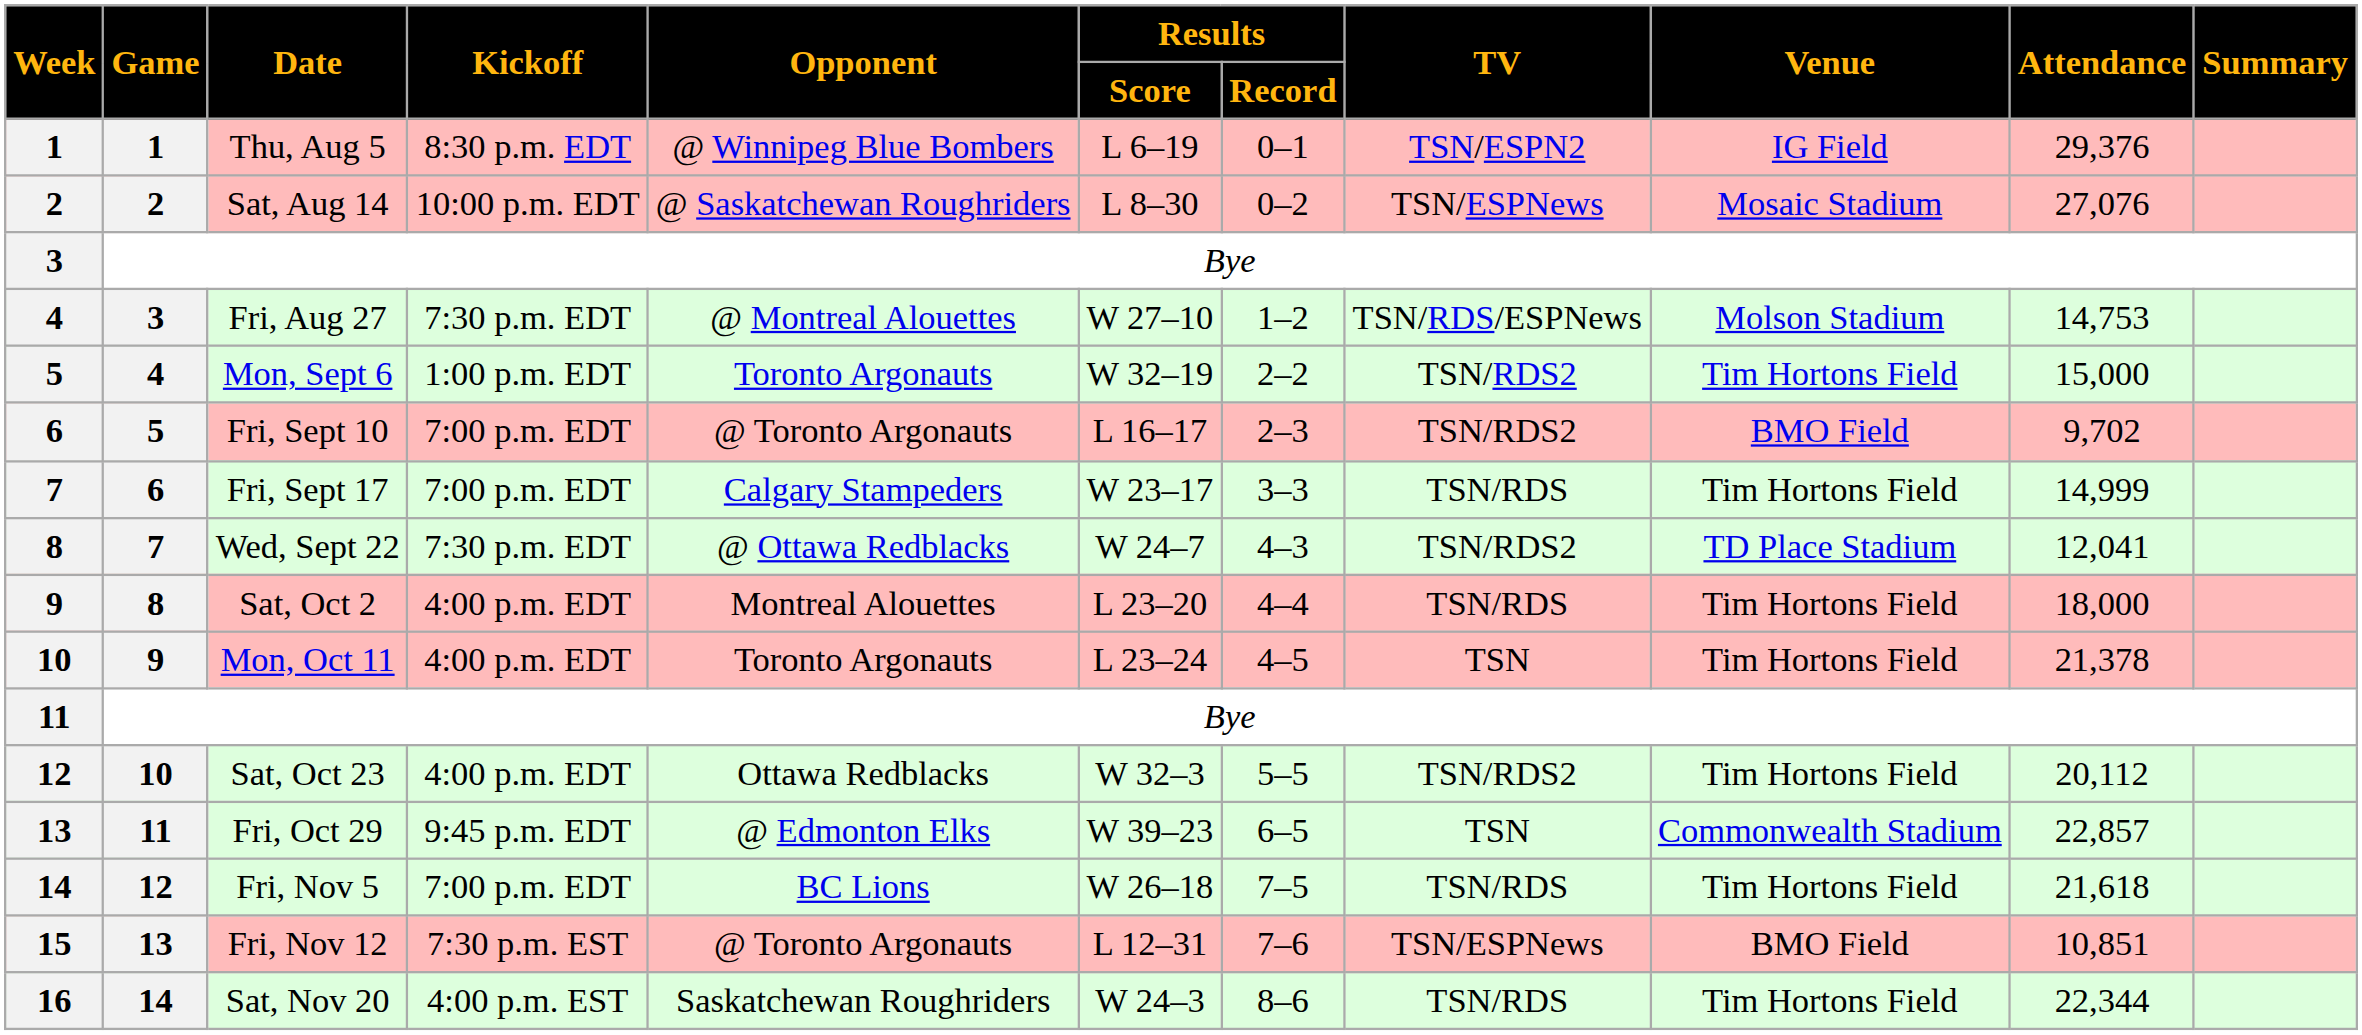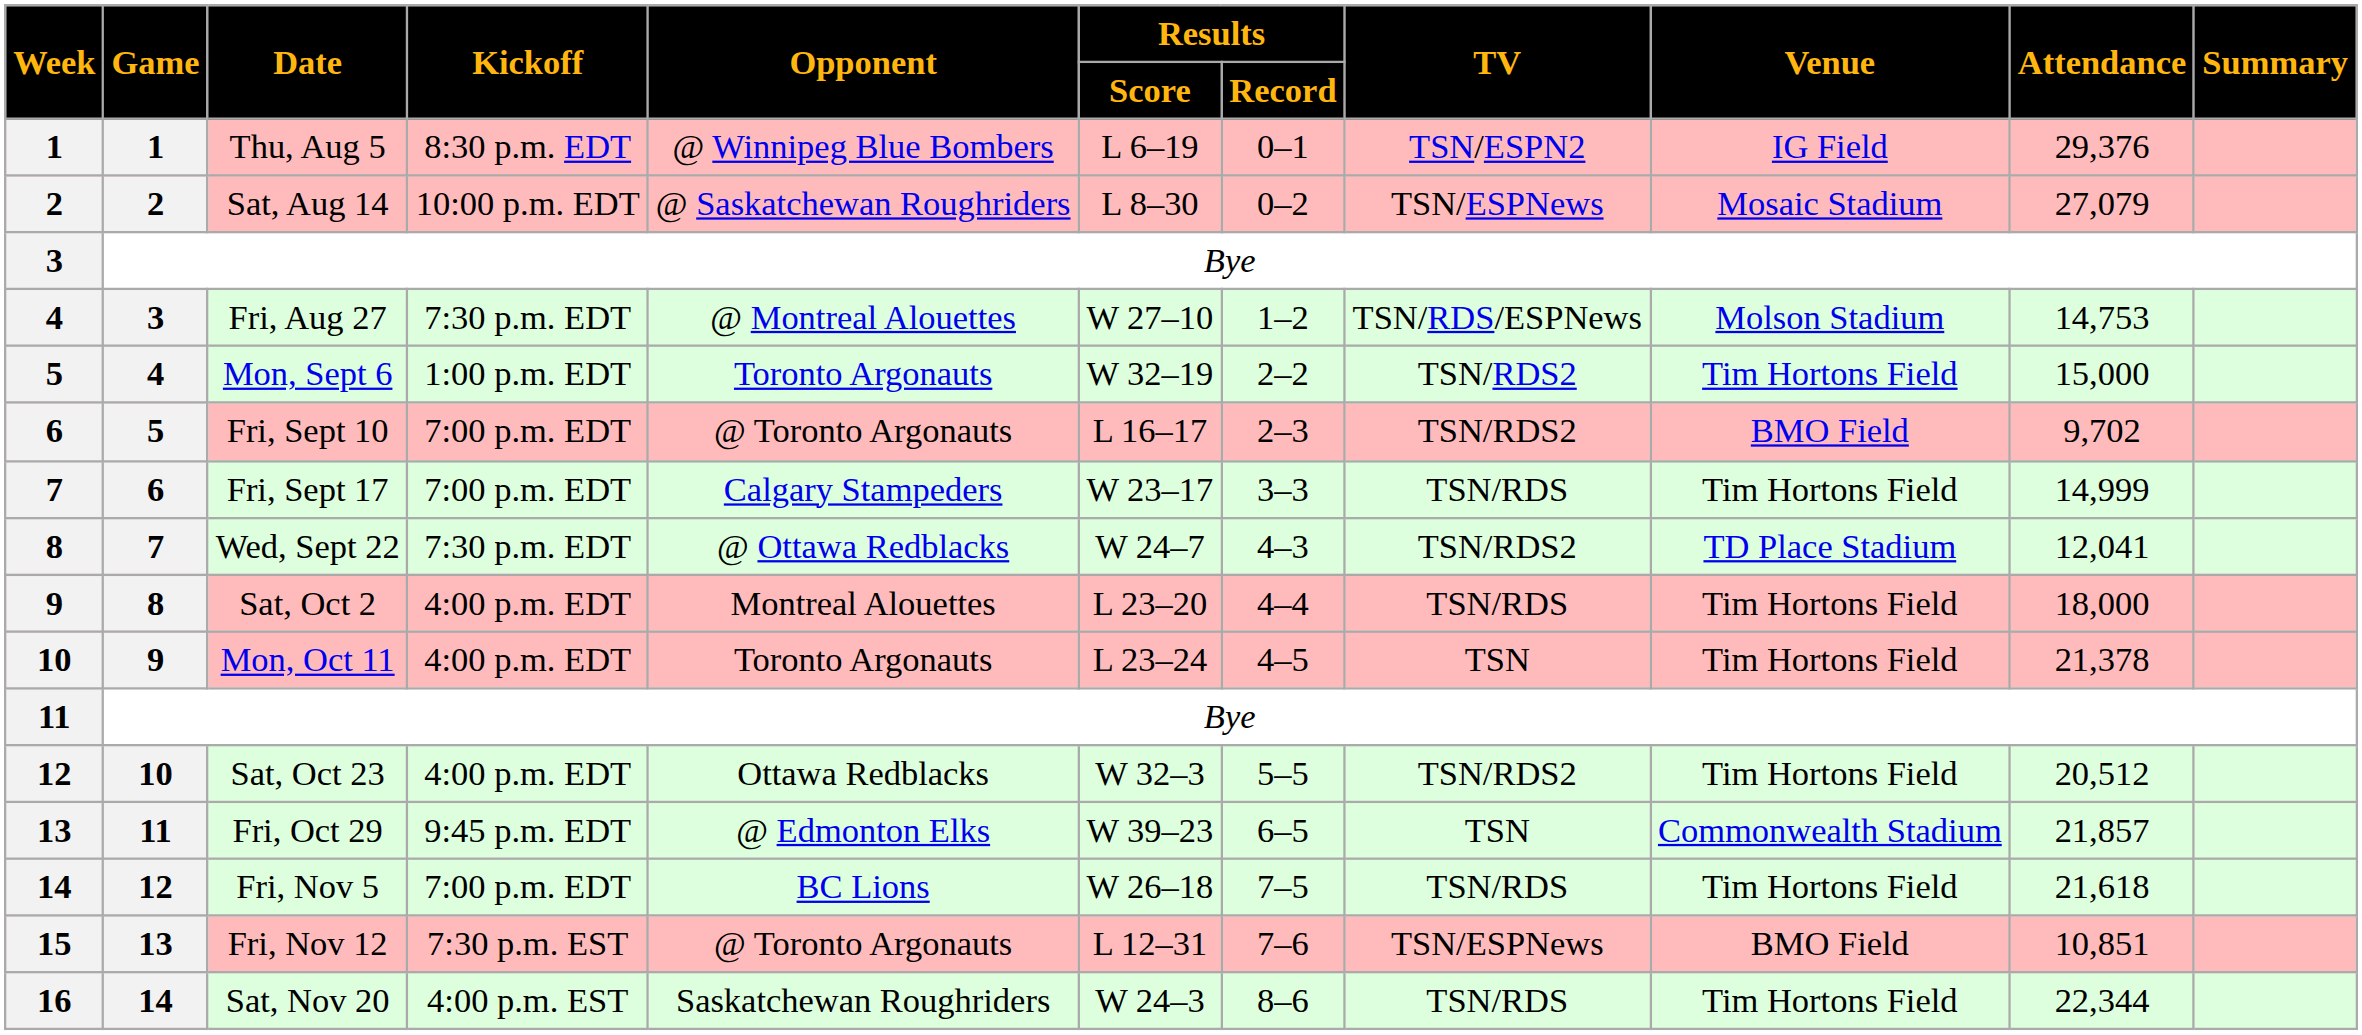(2102, 203) 27,076 -> (2102, 203) 27,079
(2102, 772) 20,112 -> (2102, 772) 20,512
(2102, 829) 22,857 -> (2102, 829) 21,857
